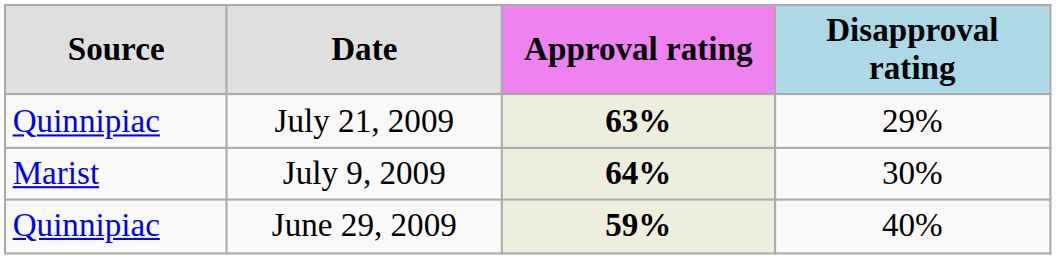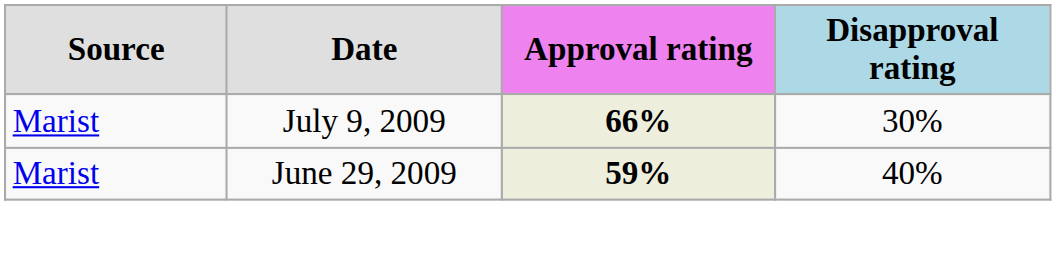- row: (364, 120)
(638, 173) 64% -> (638, 120) 66%
(86, 225) Quinnipiac -> (56, 173) Marist
